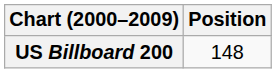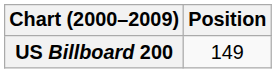(227, 51) 148 -> (227, 51) 149
